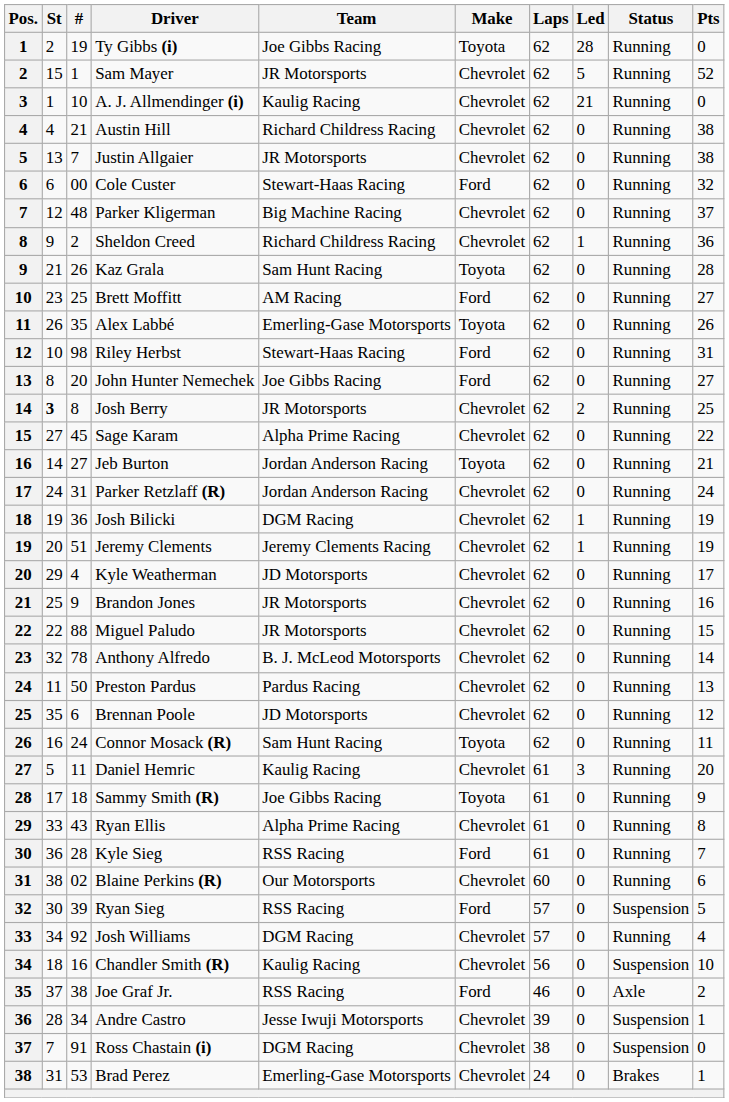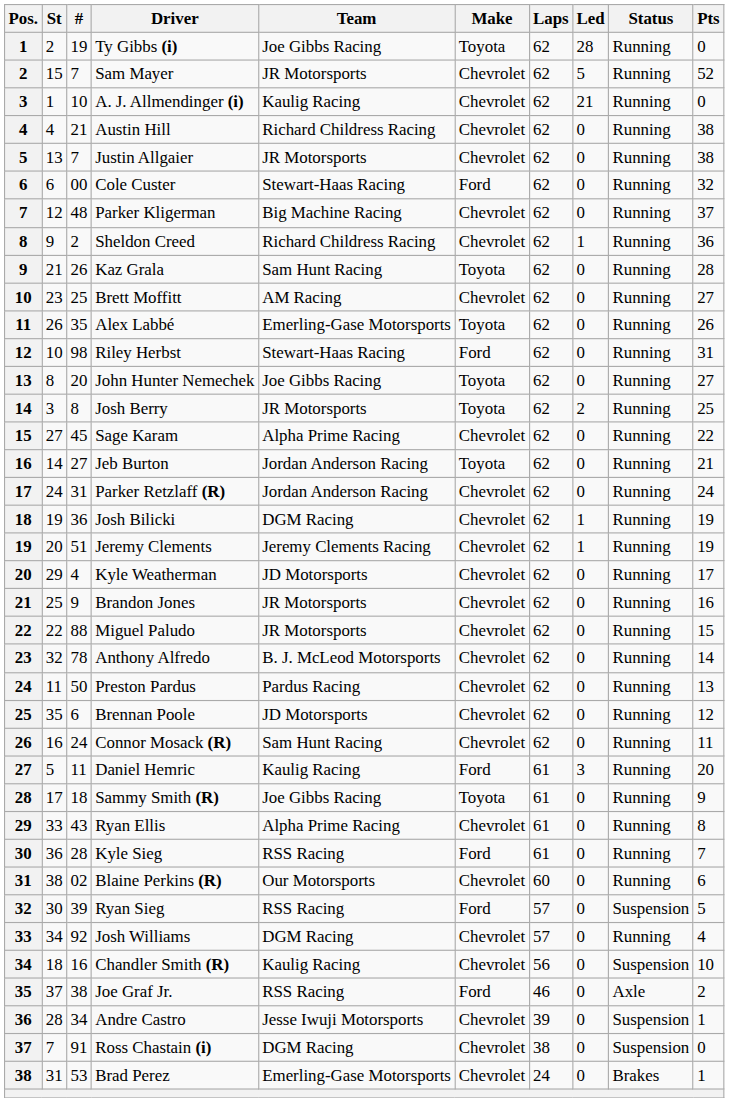(75, 74) 1 -> (75, 74) 7
(475, 296) Ford -> (492, 296) Chevrolet
(475, 380) Ford -> (482, 380) Toyota
(50, 408) bold -> (50, 408) normal
(492, 408) Chevrolet -> (482, 408) Toyota
(482, 741) Toyota -> (492, 741) Chevrolet
(492, 769) Chevrolet -> (475, 769) Ford
